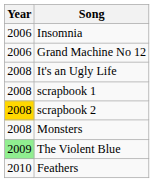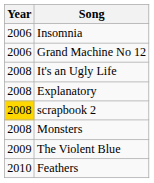+ row: (67, 91)
- row: (67, 91)
(19, 149) lightgreen background -> (19, 149) no background
